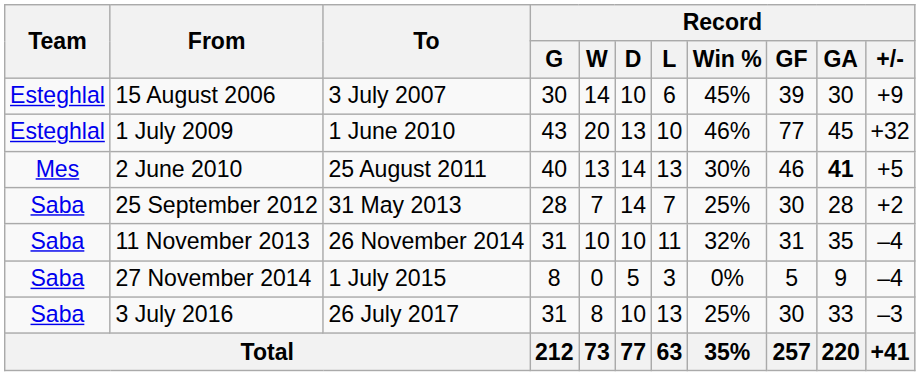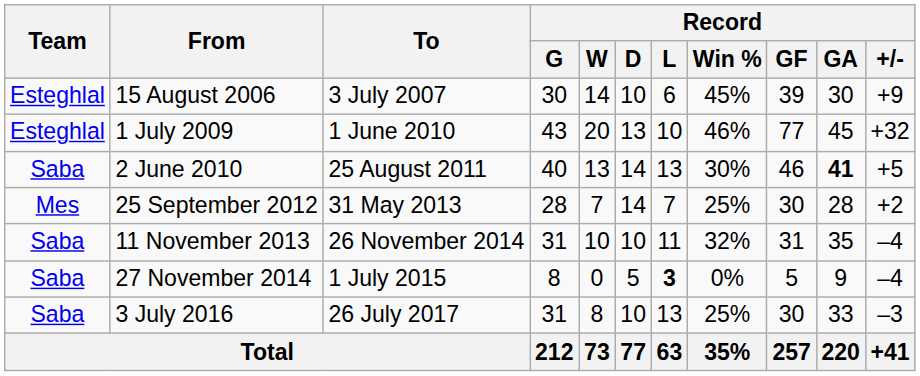(57, 168) Mes -> (57, 168) Saba
(57, 205) Saba -> (57, 205) Mes
(669, 278) normal -> (669, 278) bold
